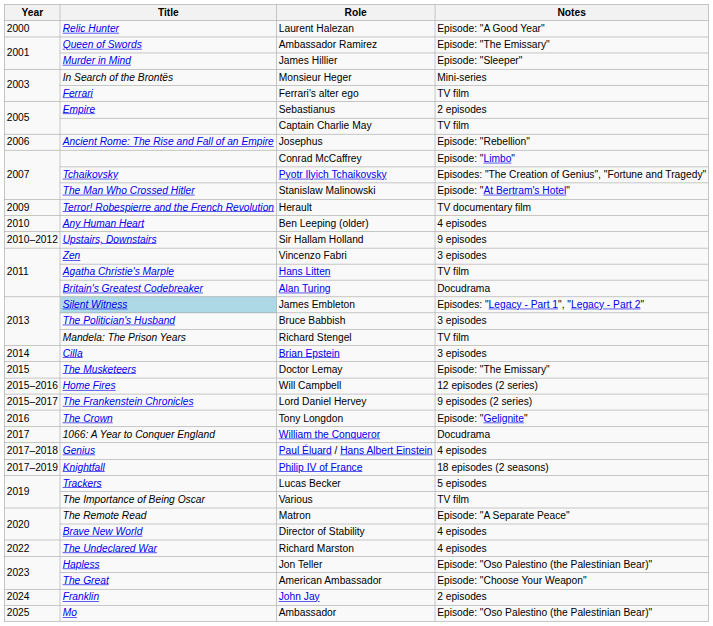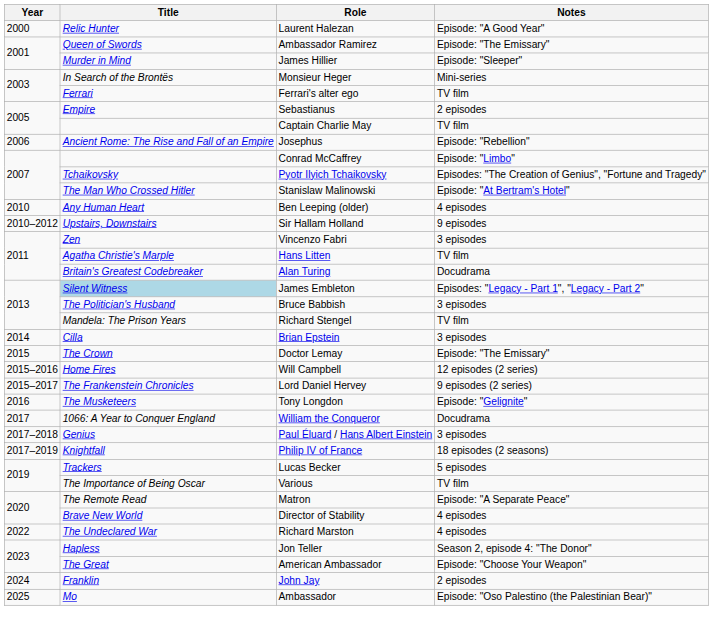- row: (295, 207)
(99, 369) The Musketeers -> (88, 353) The Crown
(88, 418) The Crown -> (99, 402) The Musketeers
(462, 451) 4 episodes -> (462, 434) 3 episodes
(545, 564) Episode: "Oso Palestino (the Palestinian Bear)" -> (514, 548) Season 2, episode 4: "The Donor"
